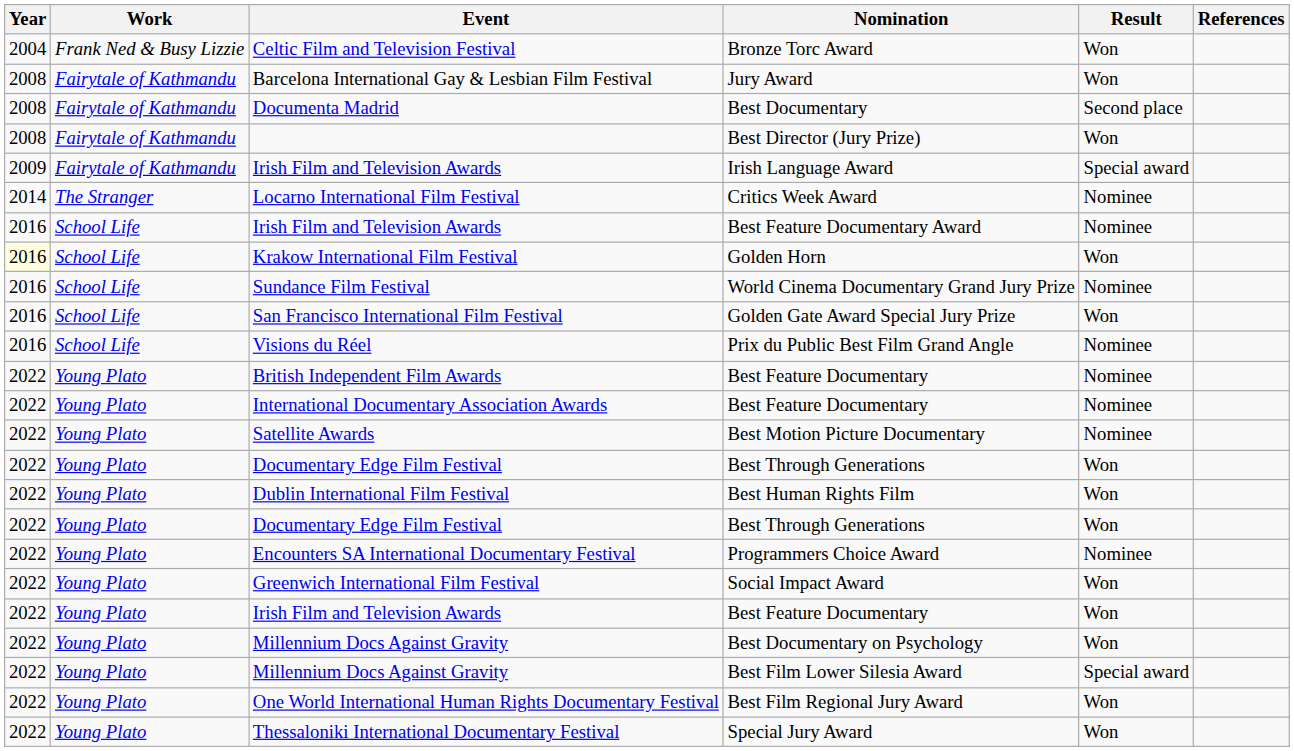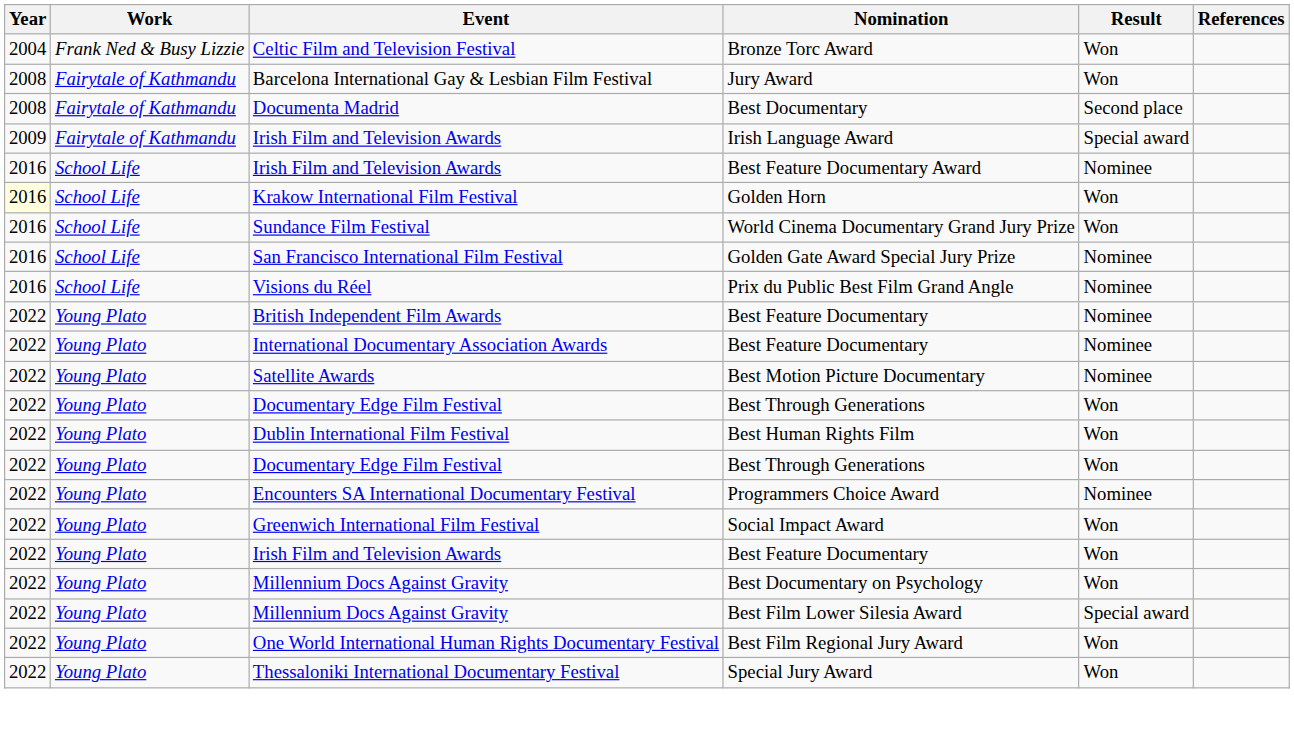- row: (486, 138)
- row: (386, 197)
(1118, 286) Nominee -> (1101, 227) Won
(1101, 316) Won -> (1118, 256) Nominee
